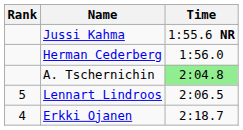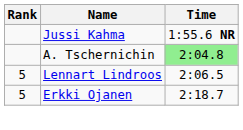- row: (103, 55)
(22, 115) 4 -> (22, 95) 5
